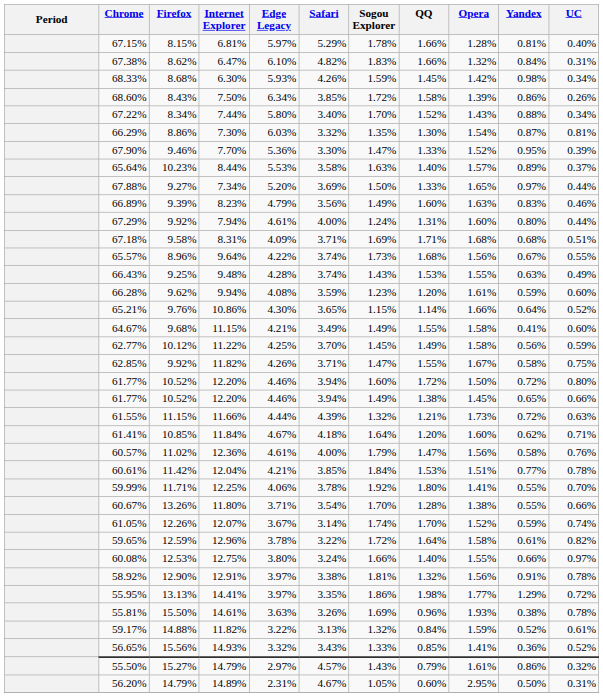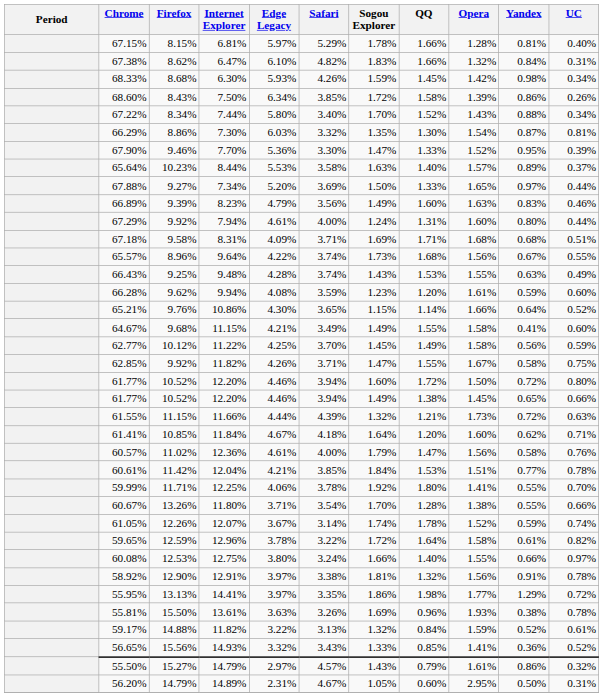(432, 523) 1.70% -> (432, 523) 1.78%
(229, 612) 14.61% -> (229, 612) 13.61%
